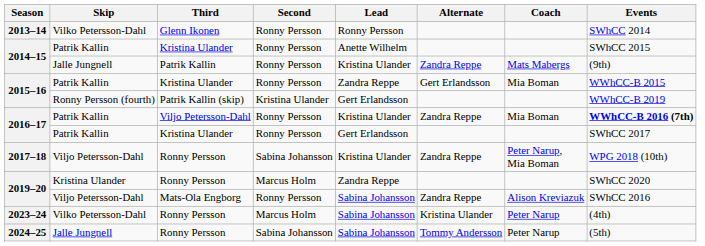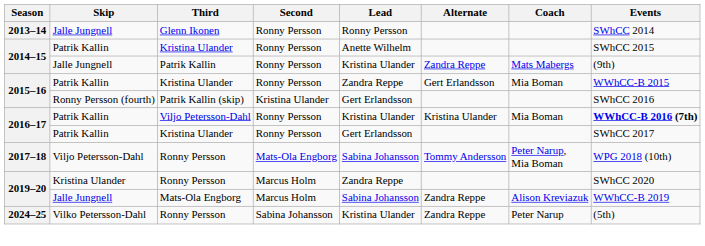(99, 30) Vilko Petersson-Dahl -> (82, 30) Jalle Jungnell
(627, 99) WWhCC-B 2019 -> (624, 99) SWhCC 2016
(451, 116) Zandra Reppe -> (460, 116) Kristina Ulander
(294, 157) Sabina Johansson -> (296, 157) Mats-Ola Engborg
(374, 157) Kristina Ulander -> (380, 157) Sabina Johansson
(451, 157) Zandra Reppe -> (465, 157) Tommy Andersson
(98, 197) Viljo Petersson-Dahl -> (82, 197) Jalle Jungnell
(289, 197) Ronny Persson -> (286, 197) Marcus Holm
(620, 197) SWhCC 2016 -> (631, 197) WWhCC-B 2019
- row: (27, 215)
(82, 232) Jalle Jungnell -> (99, 215) Vilko Petersson-Dahl
(376, 232) Sabina Johansson -> (378, 215) Kristina Ulander
(461, 232) Tommy Andersson -> (455, 215) Zandra Reppe
